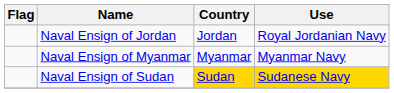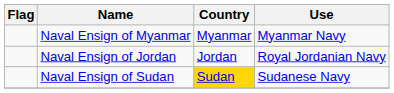rows swapped: (108, 35) <-> (116, 56)
(304, 77) gold background -> (304, 77) no background
